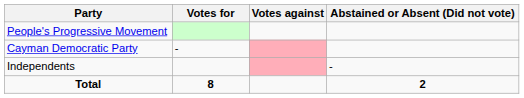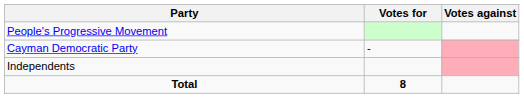- column: (423, 13)
